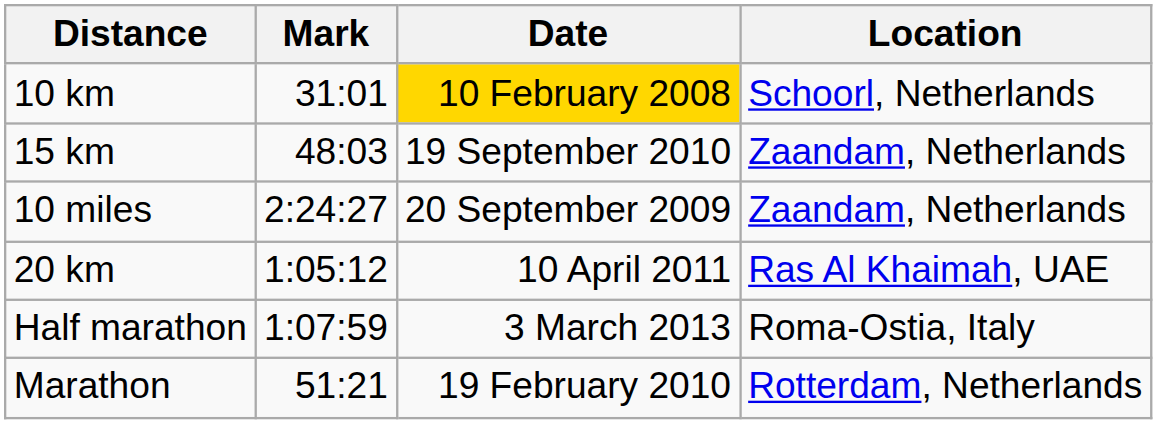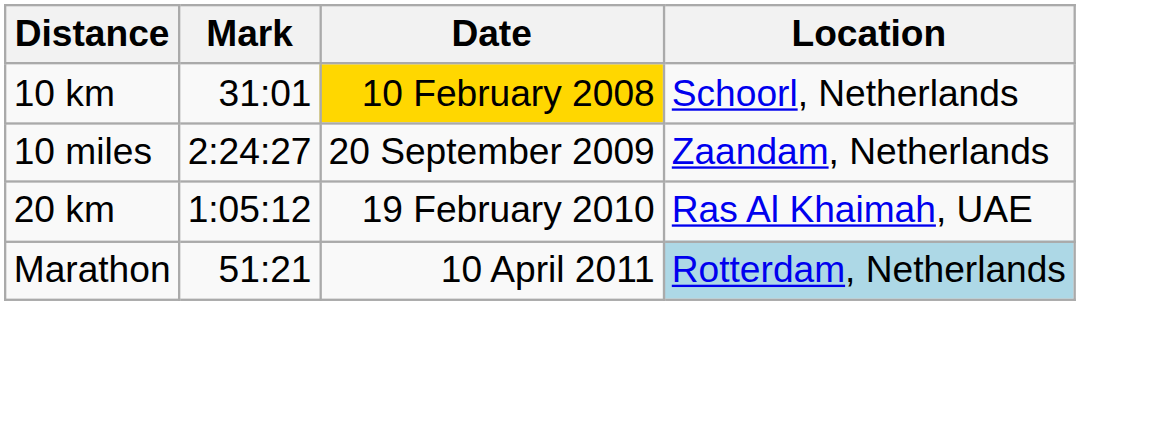- row: (64, 151)
(624, 269) 10 April 2011 -> (508, 210) 19 February 2010
- row: (130, 328)
(585, 387) 19 February 2010 -> (548, 269) 10 April 2011
(945, 387) no background -> (869, 269) lightblue background
